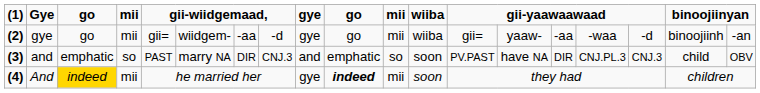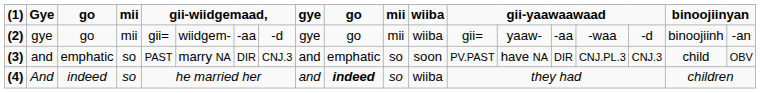(87, 77) gold background -> (87, 77) no background
(129, 77) mii -> (129, 77) so
(310, 77) gye -> (310, 77) and
(396, 77) mii -> (396, 77) so
(428, 77) soon -> (428, 77) wiiba
